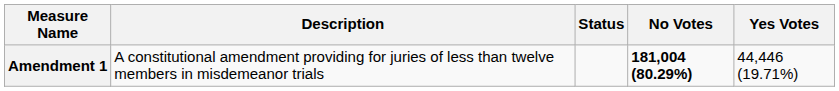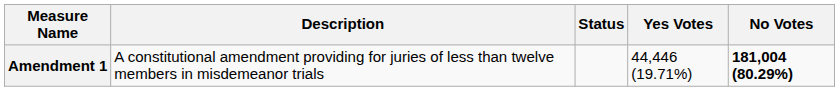columns swapped: (784, 24) <-> (681, 24)
